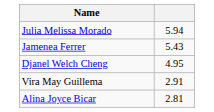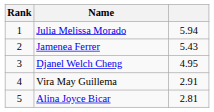+ column: (19, 13)
